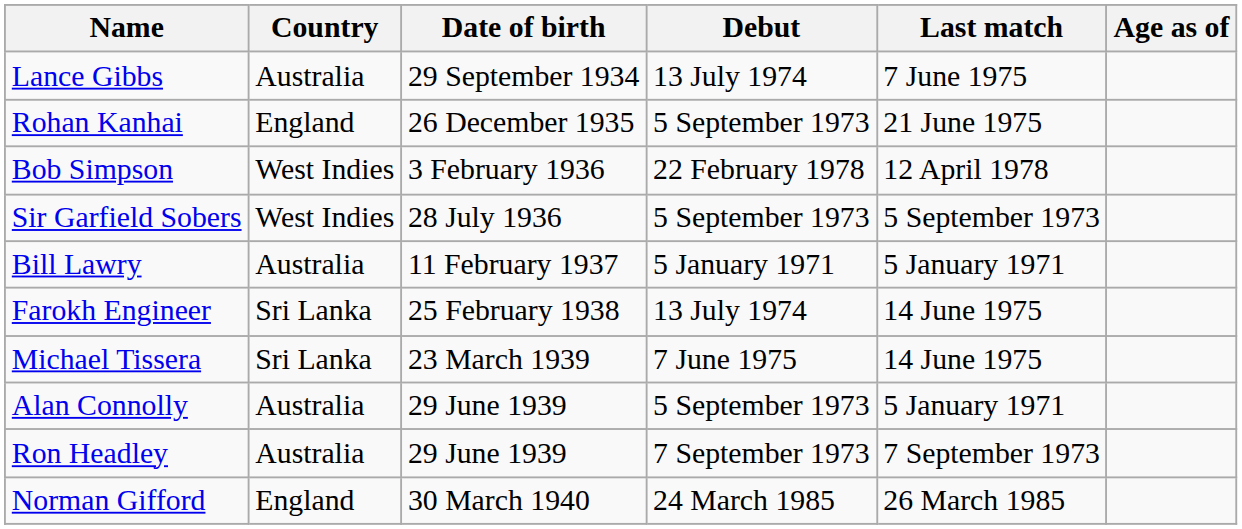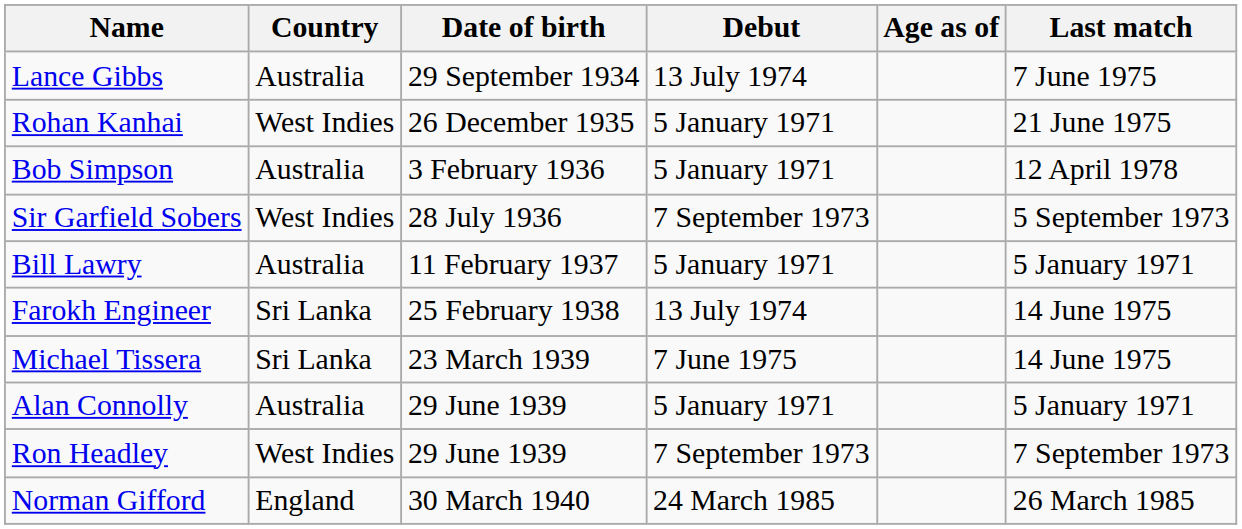columns swapped: (992, 28) <-> (1171, 28)
(305, 122) England -> (325, 122) West Indies
(761, 122) 5 September 1973 -> (744, 122) 5 January 1971
(325, 169) West Indies -> (310, 169) Australia
(759, 169) 22 February 1978 -> (744, 169) 5 January 1971
(761, 216) 5 September 1973 -> (761, 216) 7 September 1973
(761, 405) 5 September 1973 -> (744, 405) 5 January 1971
(310, 452) Australia -> (325, 452) West Indies
